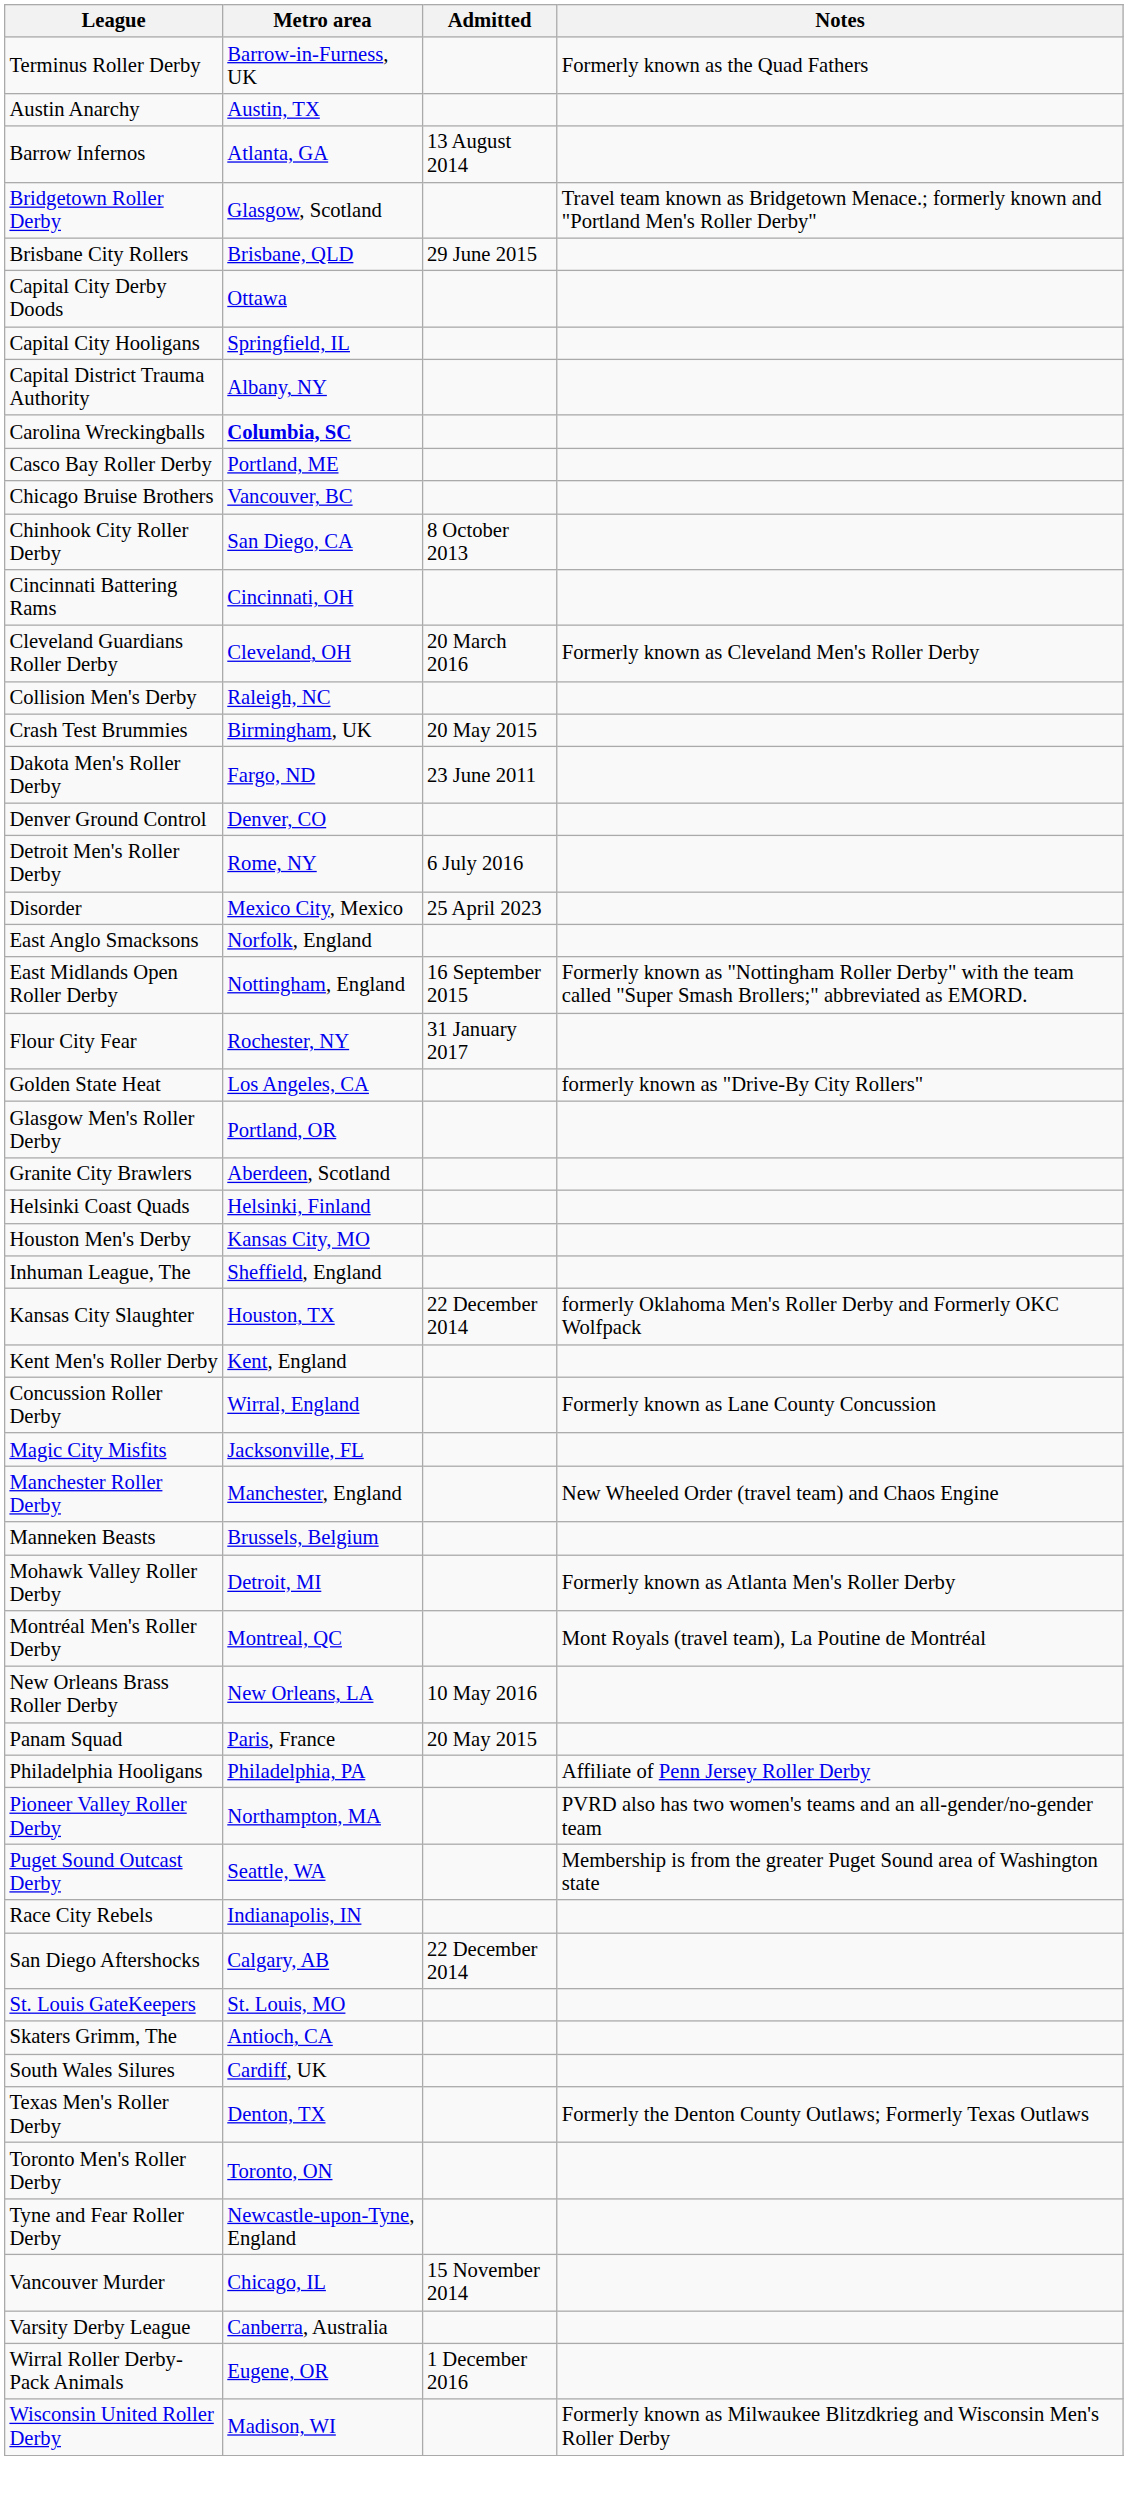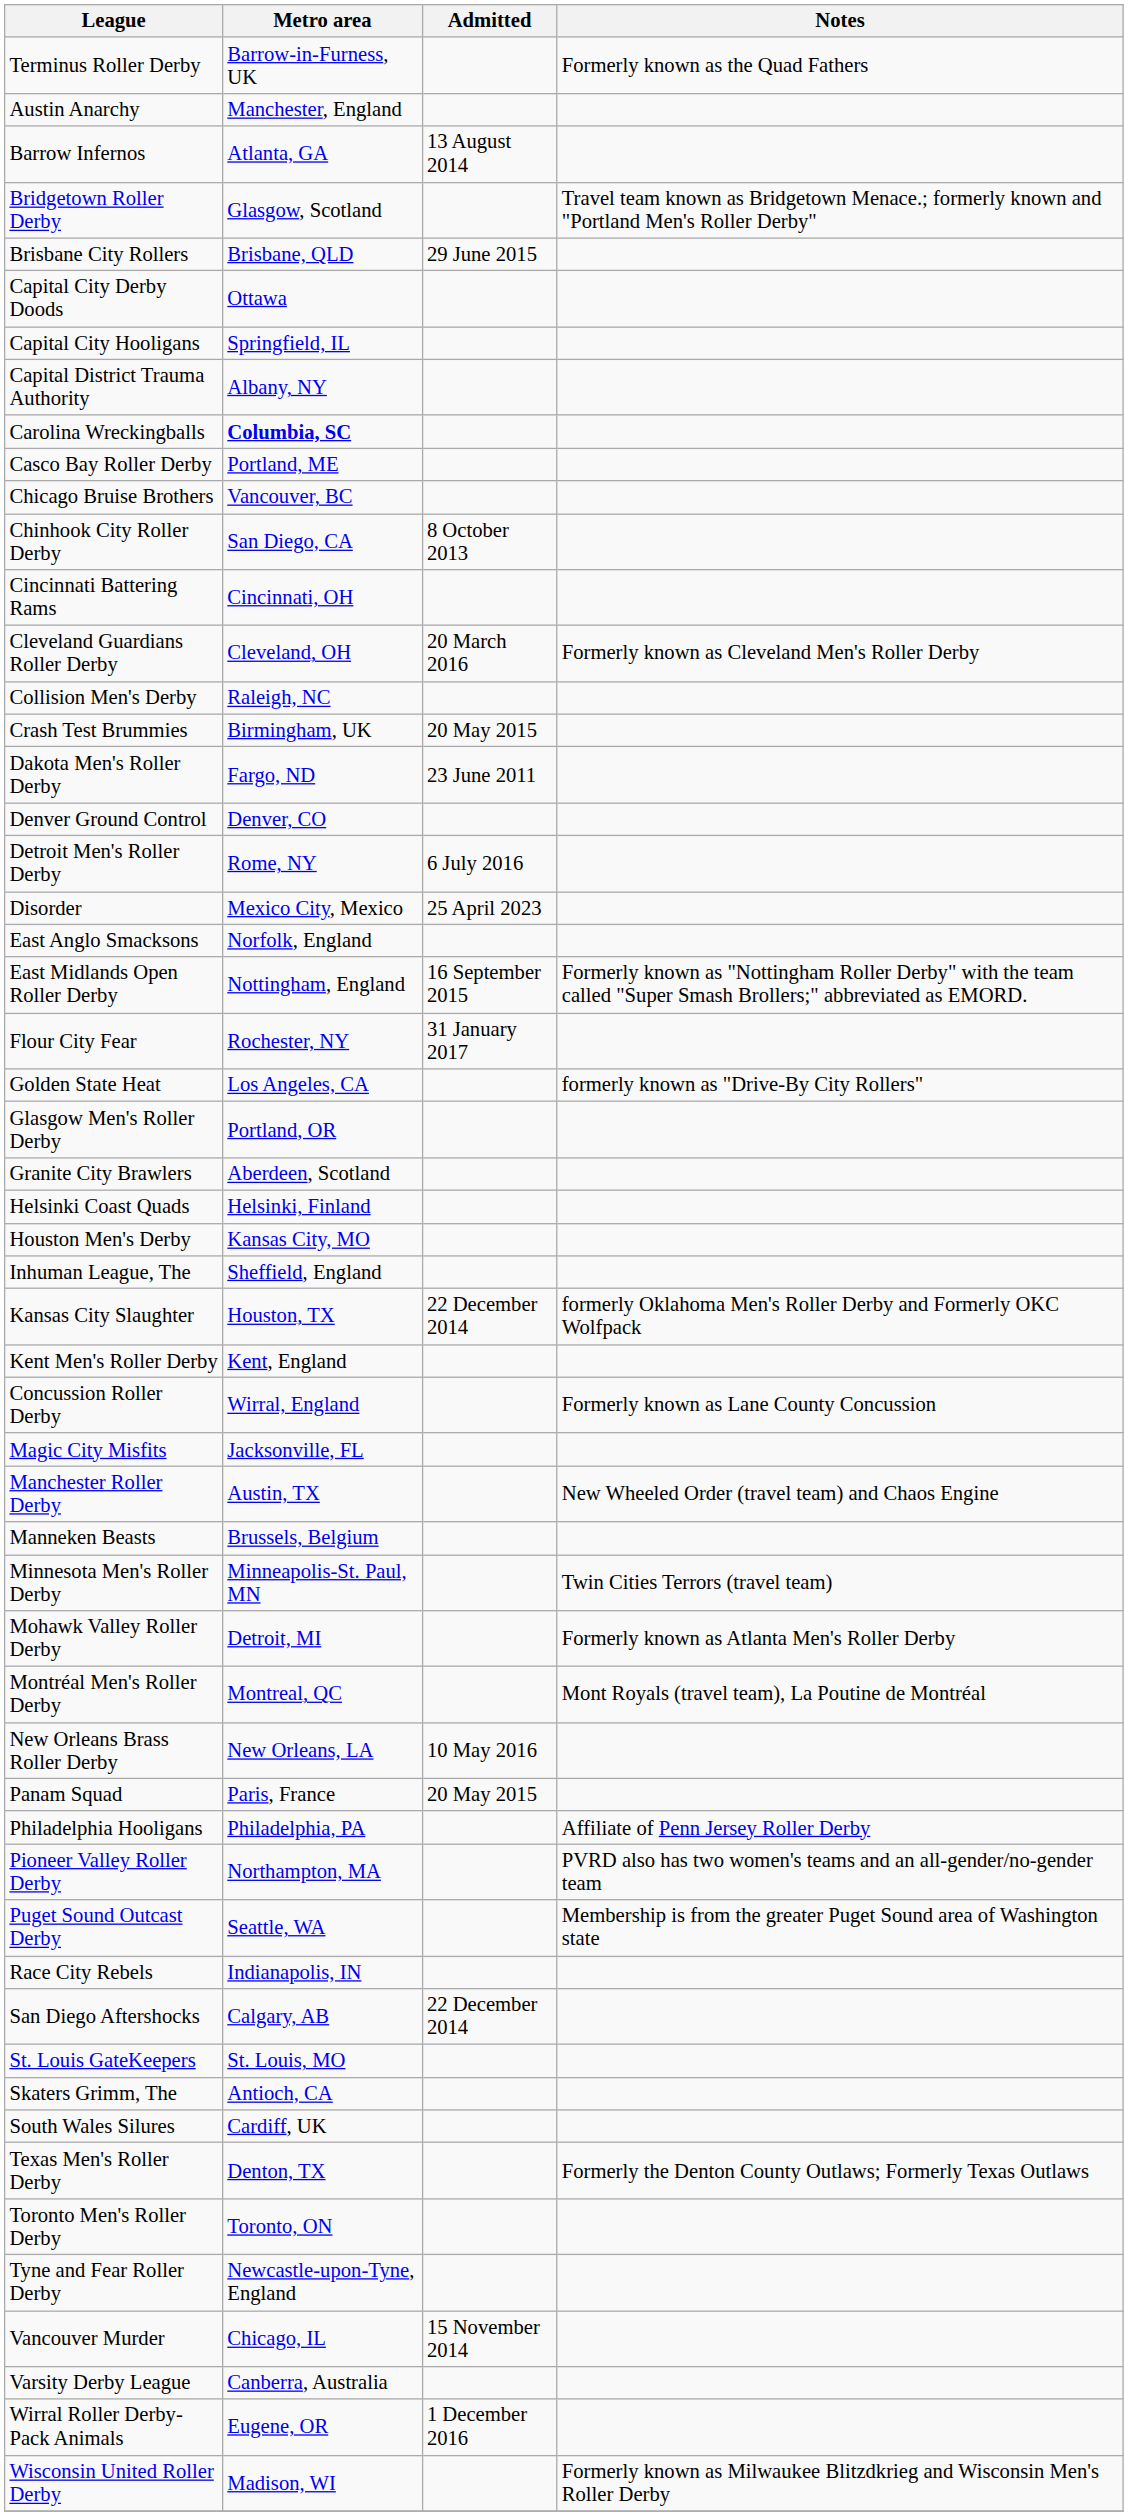(274, 109) Austin, TX -> (315, 109) Manchester, England
(315, 1493) Manchester, England -> (274, 1493) Austin, TX
+ row: (109, 1582)
